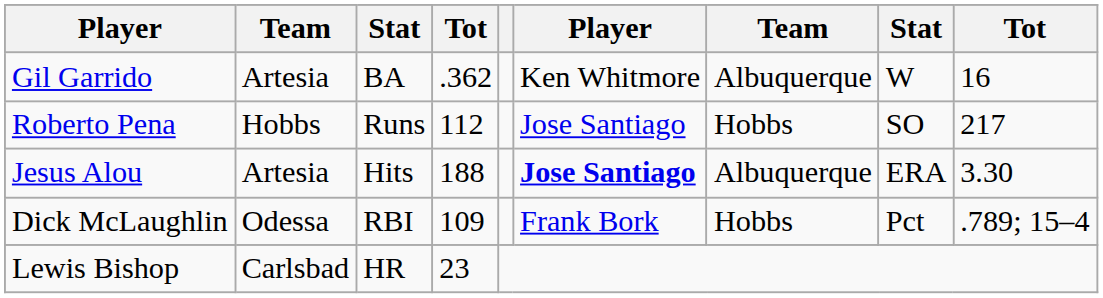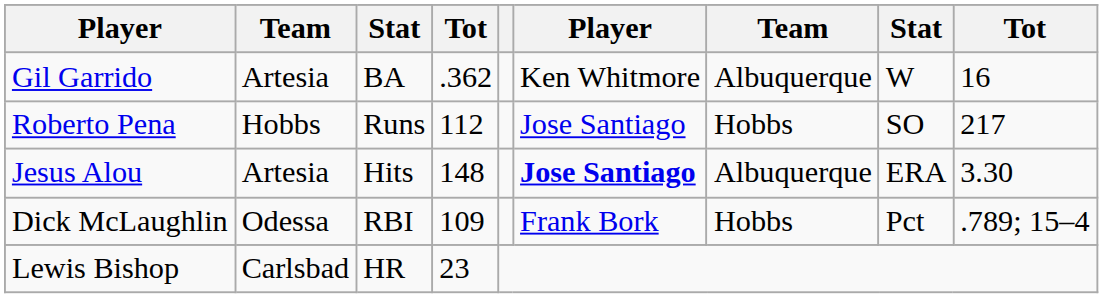(462, 172) 188 -> (462, 172) 148
